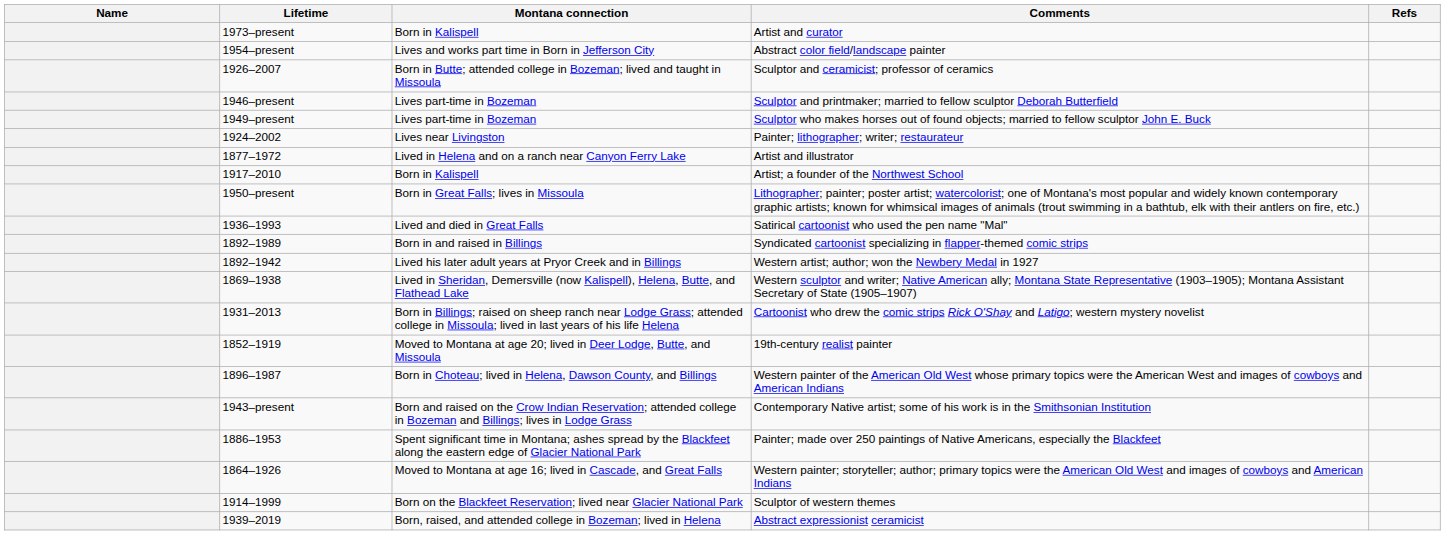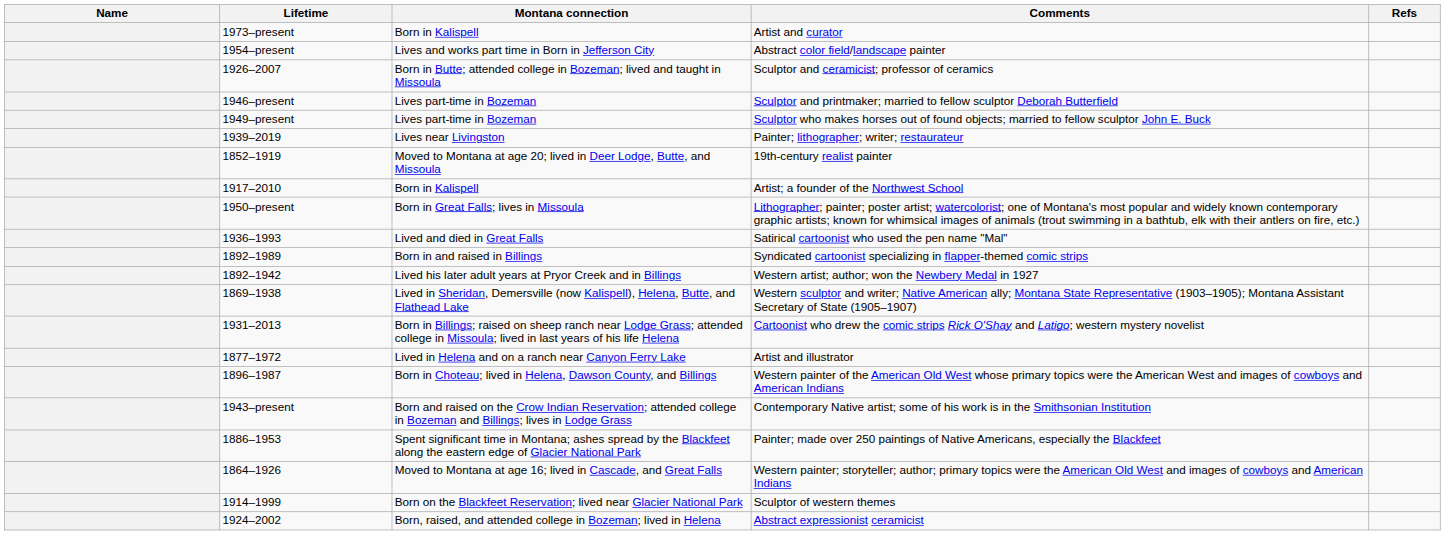(252, 138) 1924–2002 -> (252, 138) 1939–2019
rows swapped: (804, 156) <-> (823, 344)
(252, 521) 1939–2019 -> (252, 521) 1924–2002
